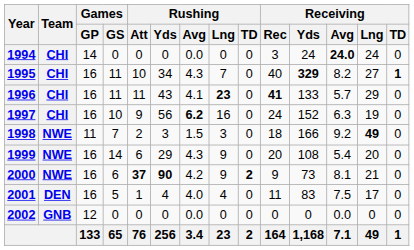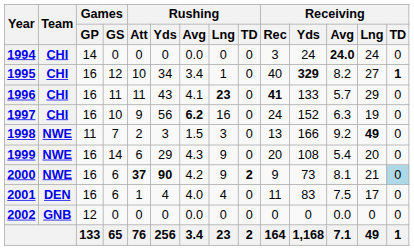(115, 74) 11 -> (115, 74) 12
(194, 74) 4.3 -> (194, 74) 3.4
(223, 74) 7 -> (223, 74) 1
(275, 134) 18 -> (275, 134) 13
(398, 174) no background -> (398, 174) lightblue background
(115, 194) 5 -> (115, 194) 6
